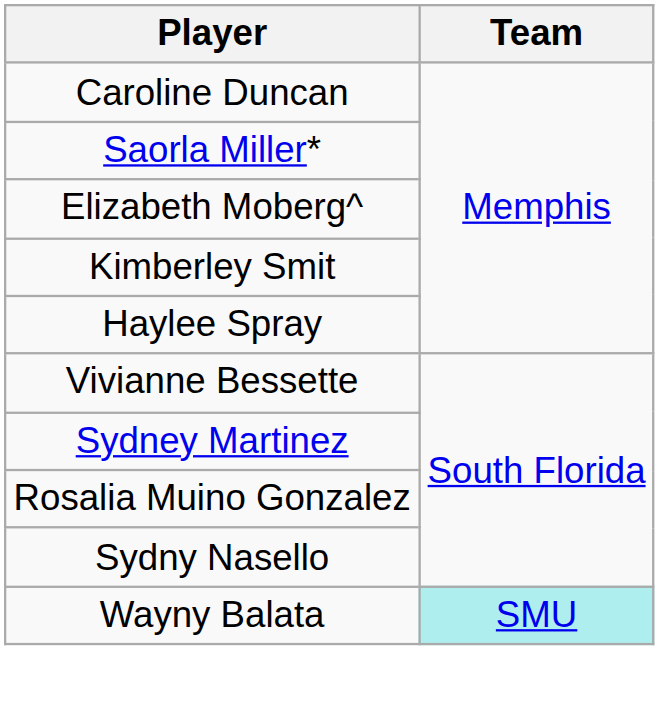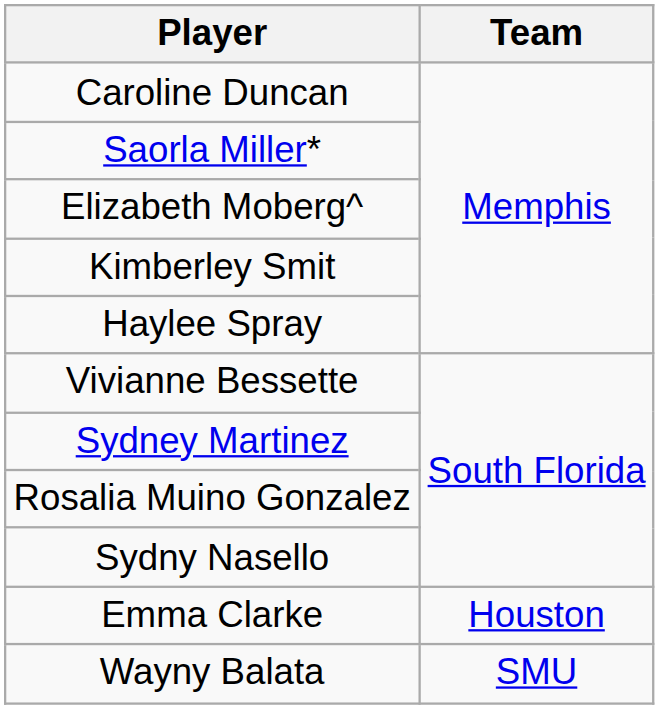+ row: (212, 614)
(537, 614) paleturquoise background -> (537, 672) no background
